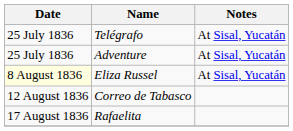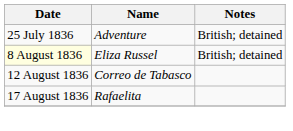- row: (119, 34)
(241, 55) At Sisal, Yucatán -> (240, 34) British; detained
(241, 75) At Sisal, Yucatán -> (240, 55) British; detained
